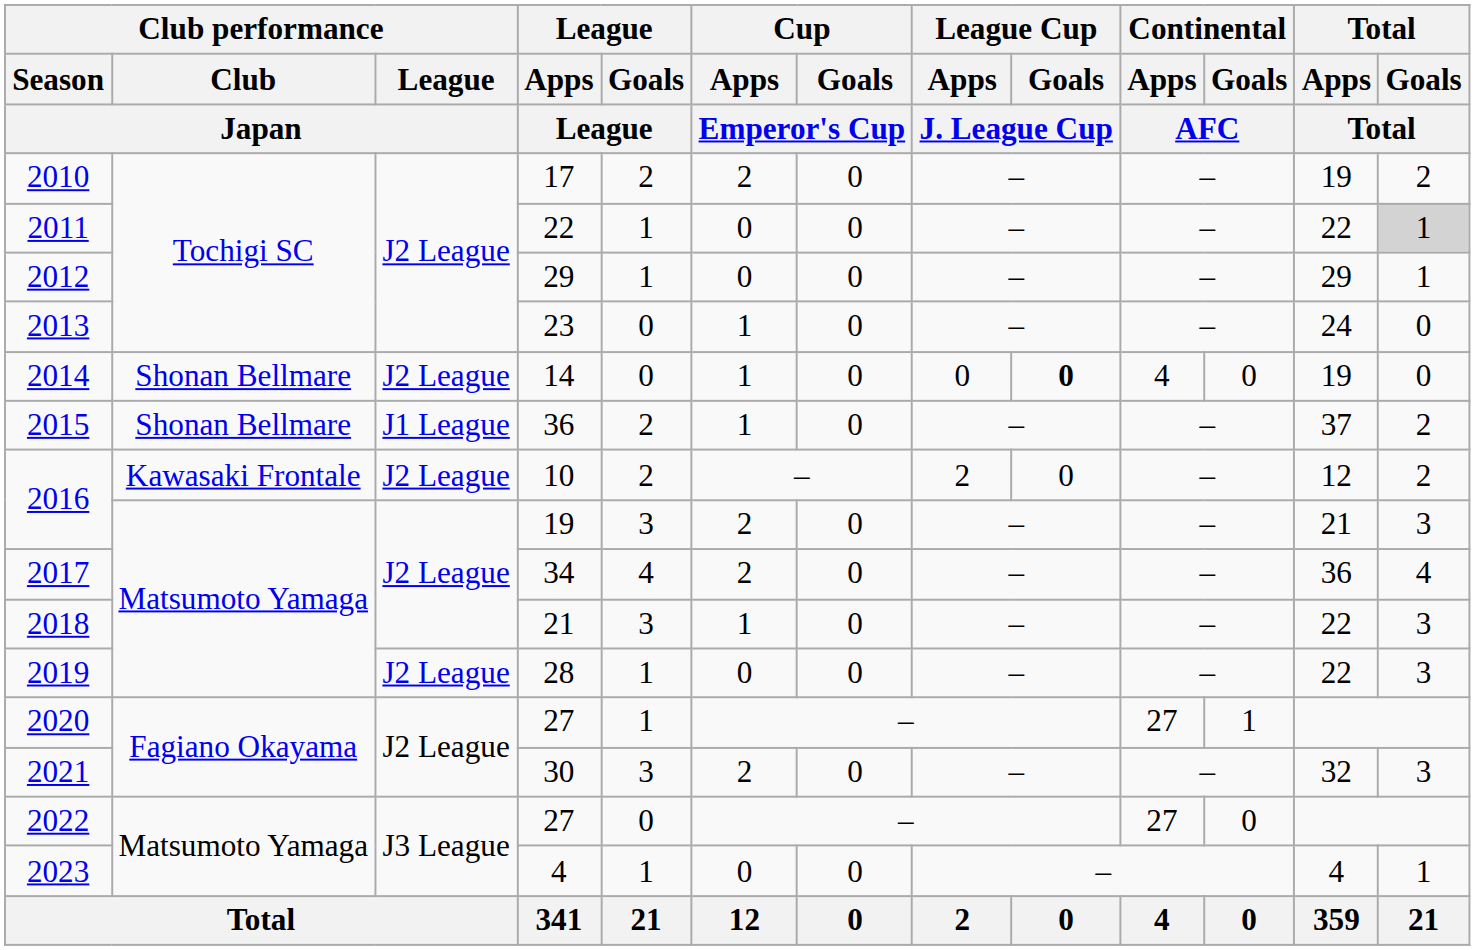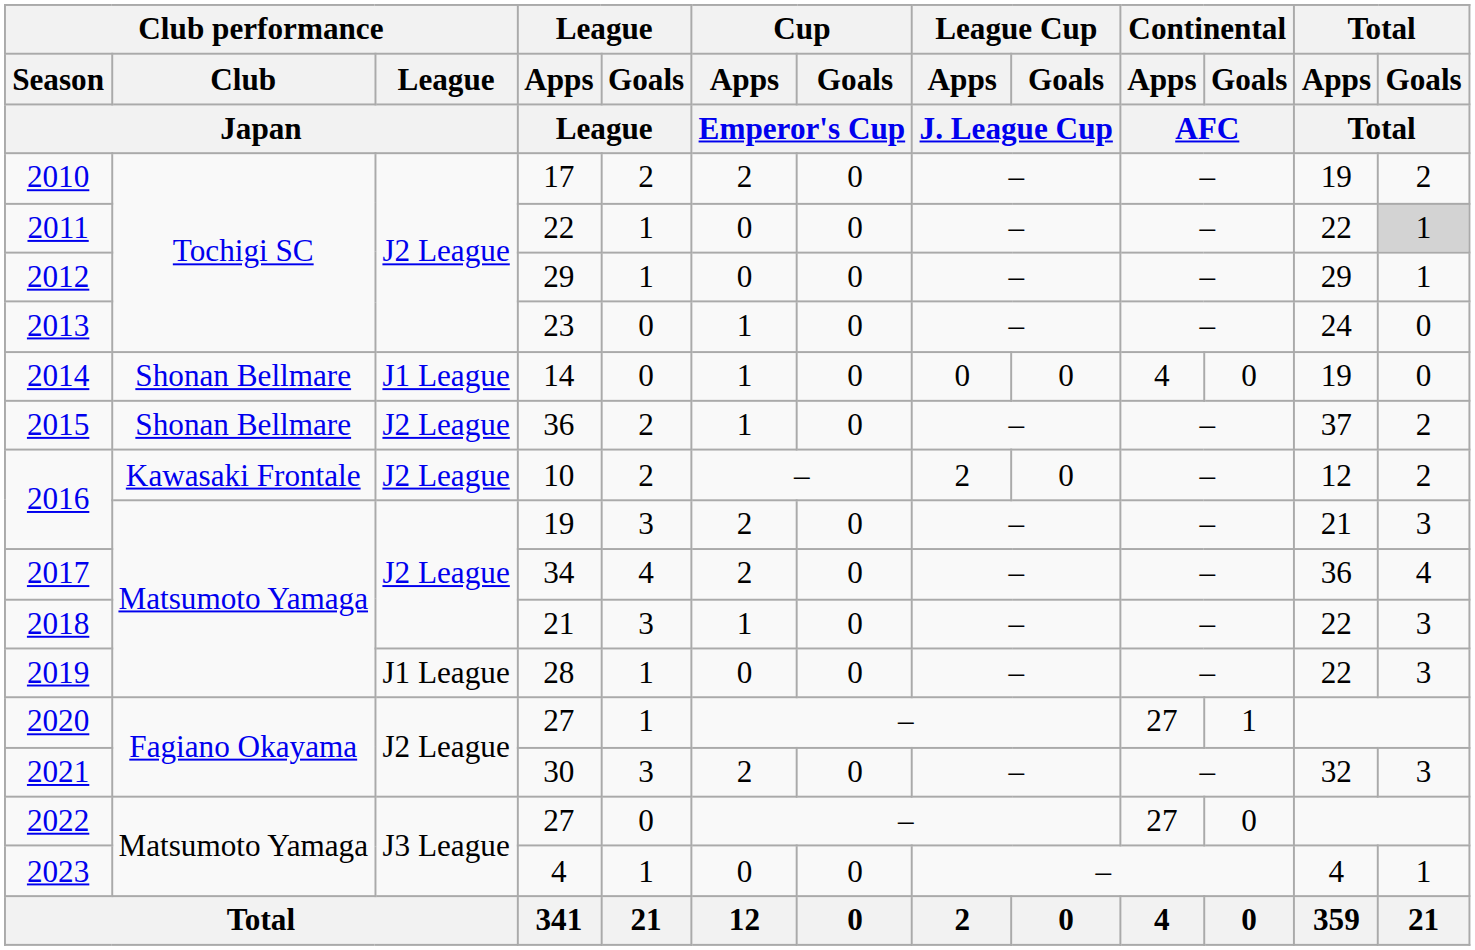(446, 375) J2 League -> (446, 375) J1 League
(1066, 375) bold -> (1066, 375) normal
(446, 425) J1 League -> (446, 425) J2 League
(446, 672) J2 League -> (446, 672) J1 League
